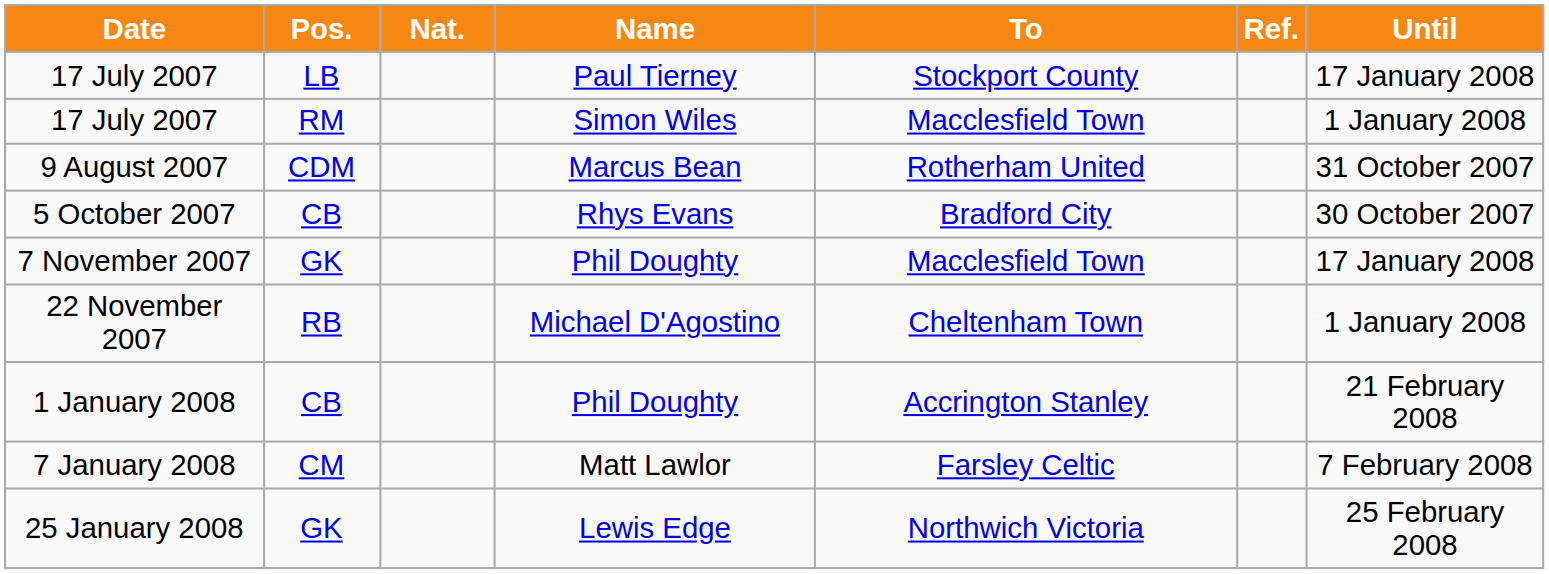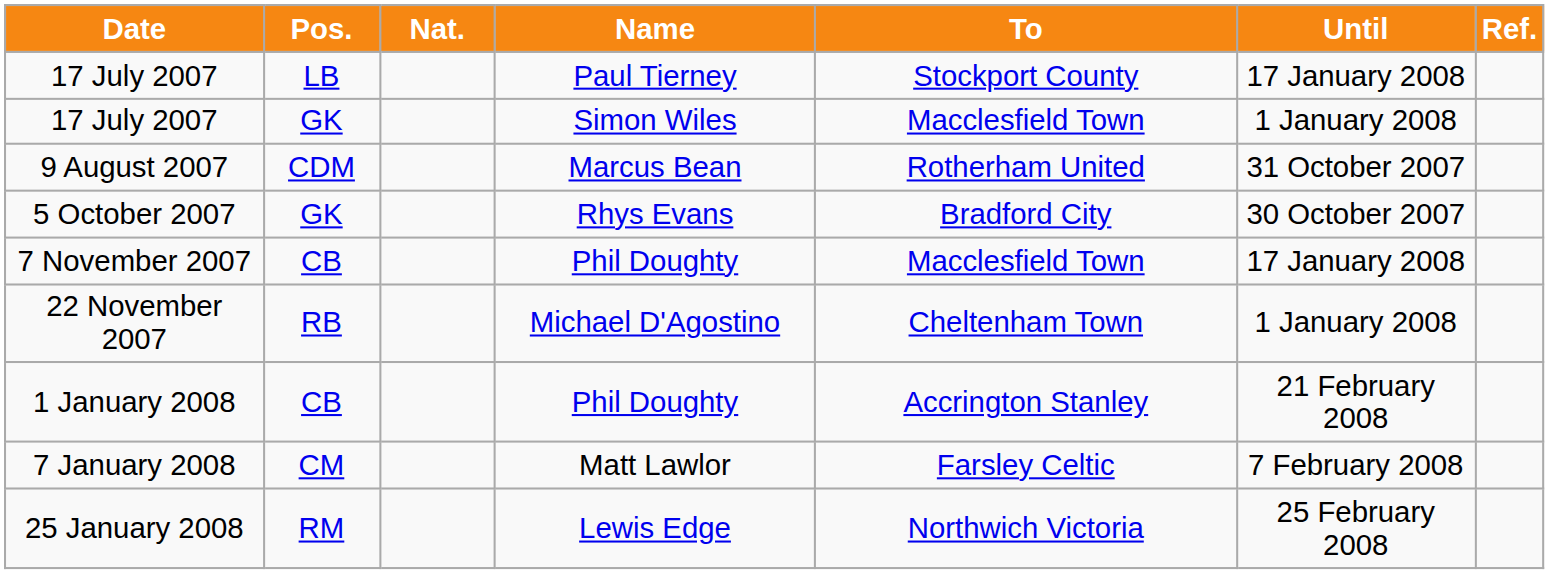columns swapped: (1425, 29) <-> (1271, 29)
(321, 121) RM -> (321, 121) GK
(321, 214) CB -> (321, 214) GK
(321, 261) GK -> (321, 261) CB
(321, 528) GK -> (321, 528) RM
